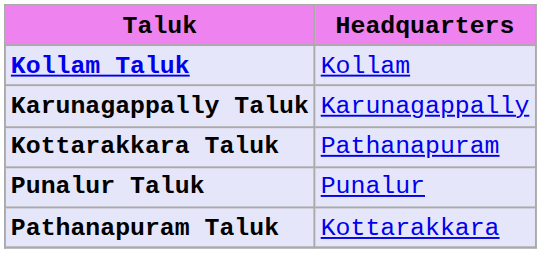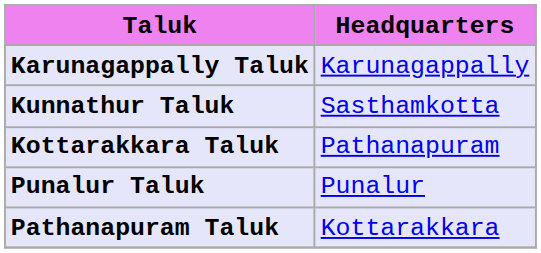- row: (100, 66)
+ row: (123, 106)
